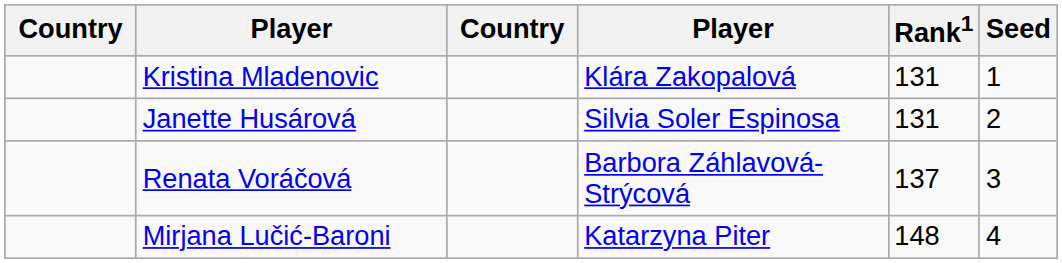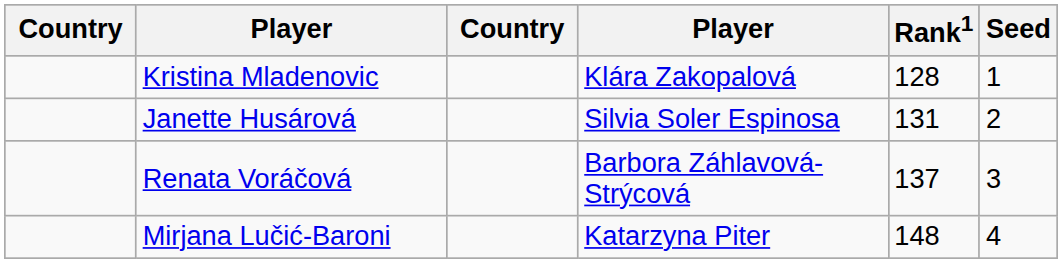(917, 76) 131 -> (917, 76) 128
